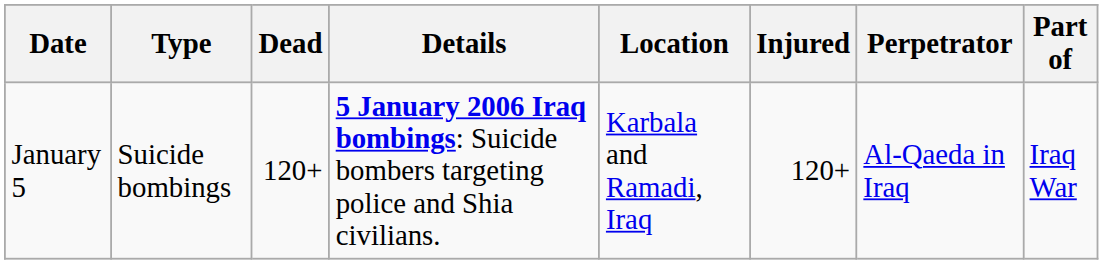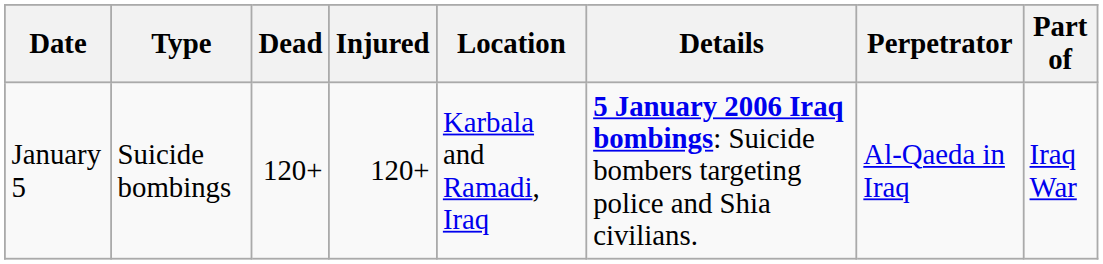columns swapped: (803, 43) <-> (464, 43)
